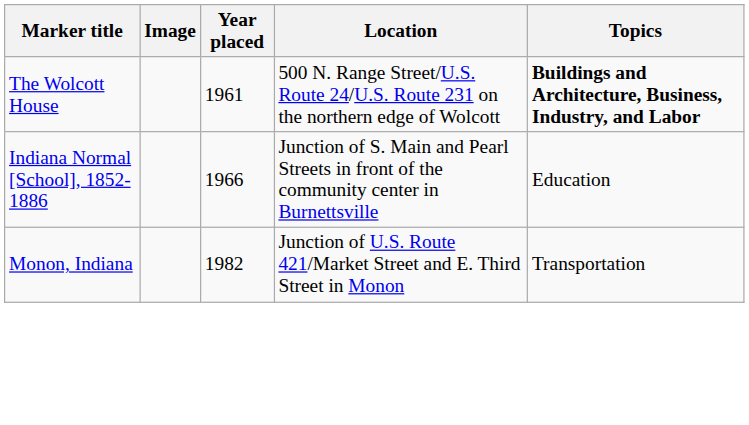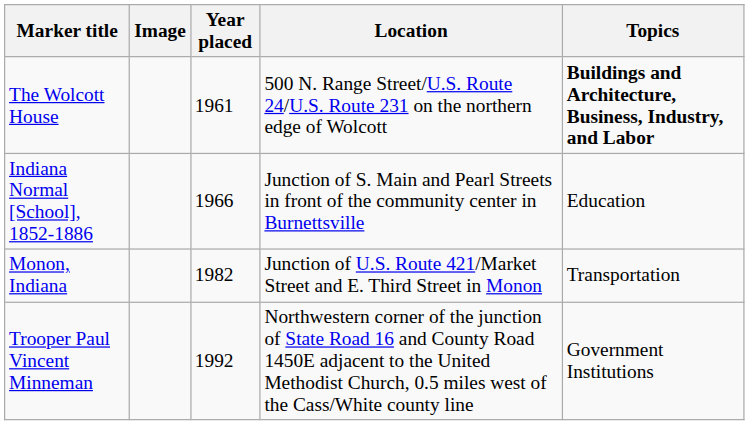+ row: (60, 360)
